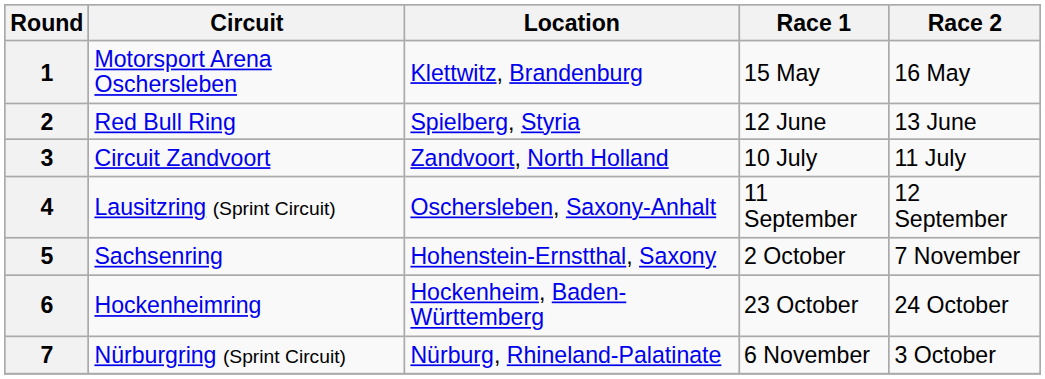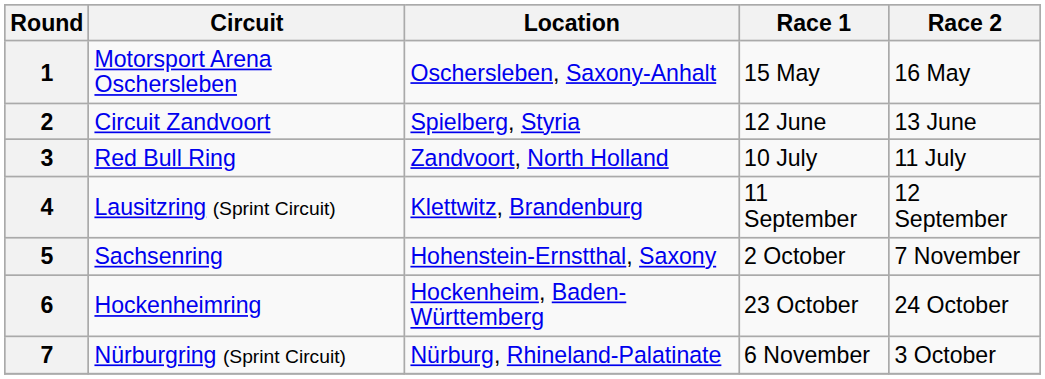(527, 72) Klettwitz, Brandenburg -> (563, 72) Oschersleben, Saxony-Anhalt
(165, 121) Red Bull Ring -> (182, 121) Circuit Zandvoort
(182, 157) Circuit Zandvoort -> (165, 157) Red Bull Ring
(563, 207) Oschersleben, Saxony-Anhalt -> (527, 207) Klettwitz, Brandenburg
